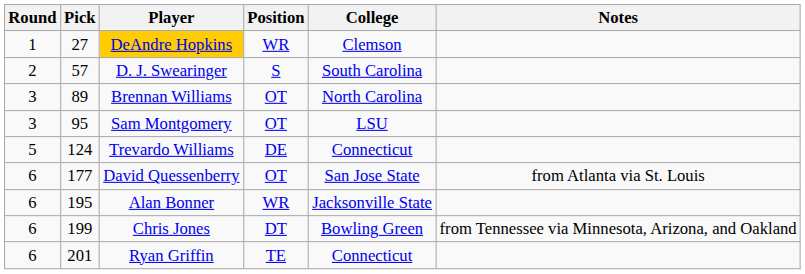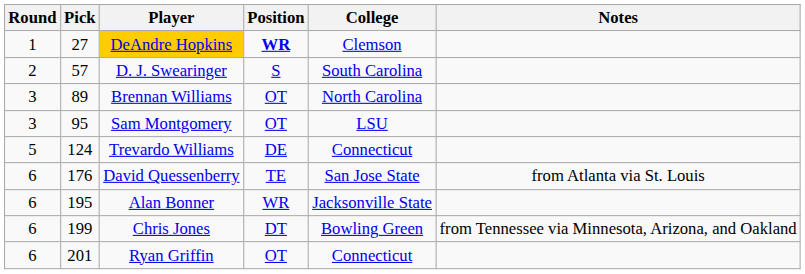(276, 44) normal -> (276, 44) bold
(80, 176) 177 -> (80, 176) 176
(276, 176) OT -> (276, 176) TE
(276, 255) TE -> (276, 255) OT
